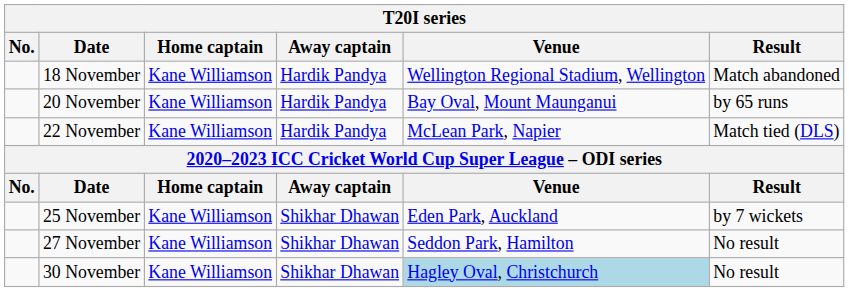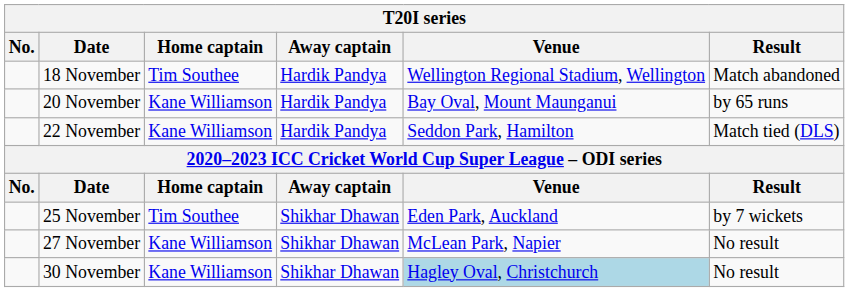(210, 74) Kane Williamson -> (194, 74) Tim Southee
(484, 131) McLean Park, Napier -> (490, 131) Seddon Park, Hamilton
(210, 215) Kane Williamson -> (194, 215) Tim Southee
(490, 243) Seddon Park, Hamilton -> (484, 243) McLean Park, Napier
